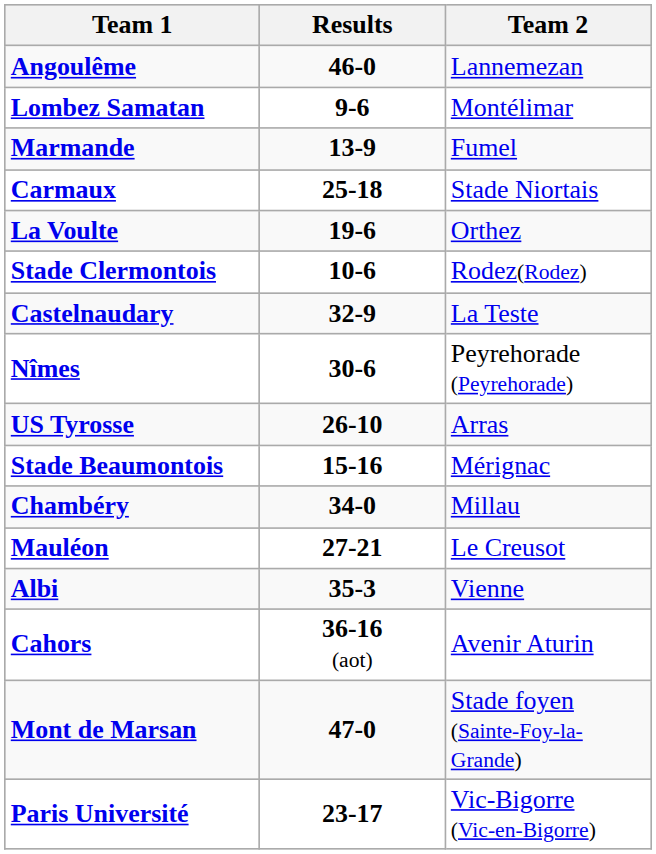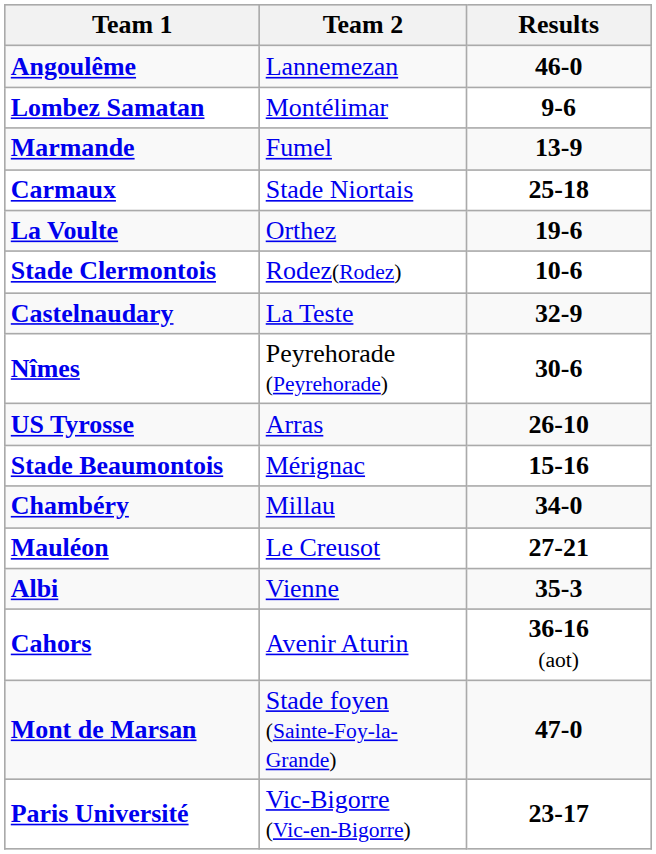columns swapped: (548, 25) <-> (352, 25)
